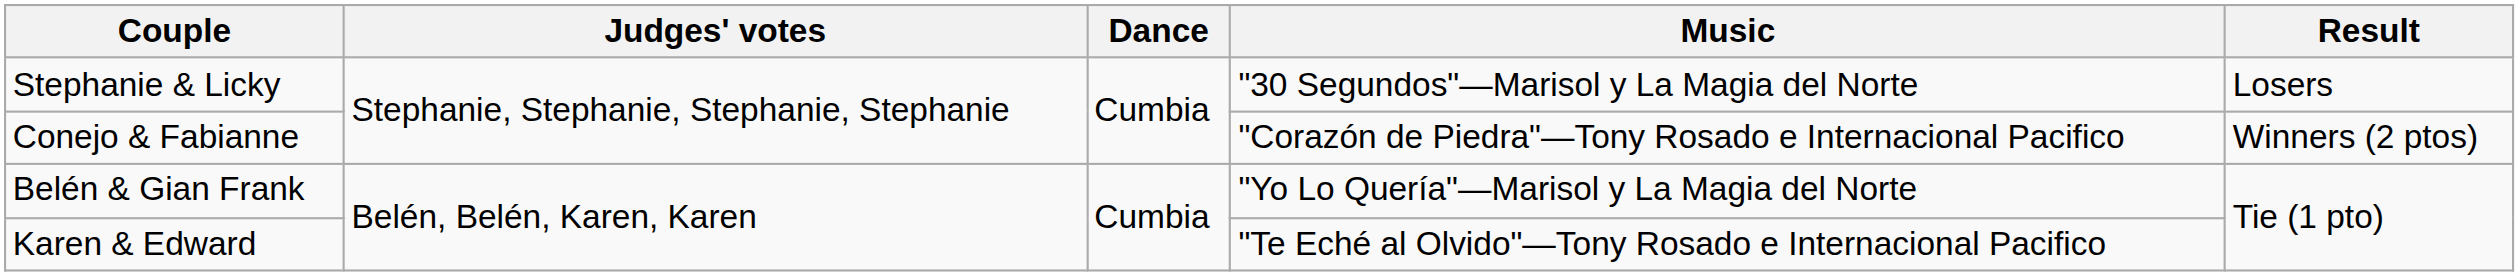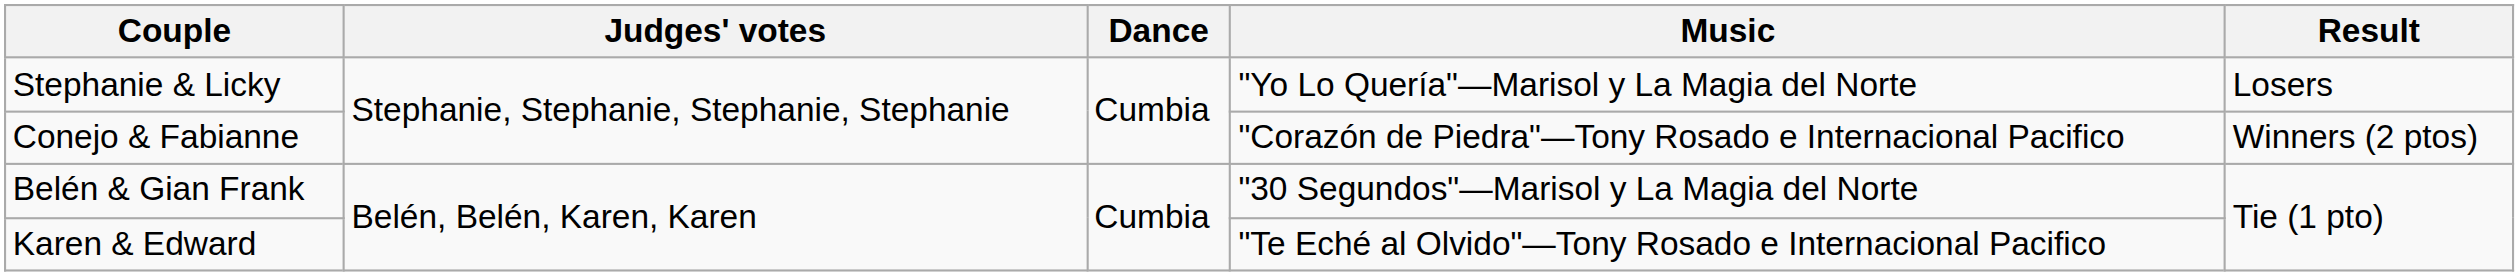(1578, 84) "30 Segundos"—Marisol y La Magia del Norte -> (1578, 84) "Yo Lo Quería"—Marisol y La Magia del Norte
(1578, 190) "Yo Lo Quería"—Marisol y La Magia del Norte -> (1578, 190) "30 Segundos"—Marisol y La Magia del Norte
